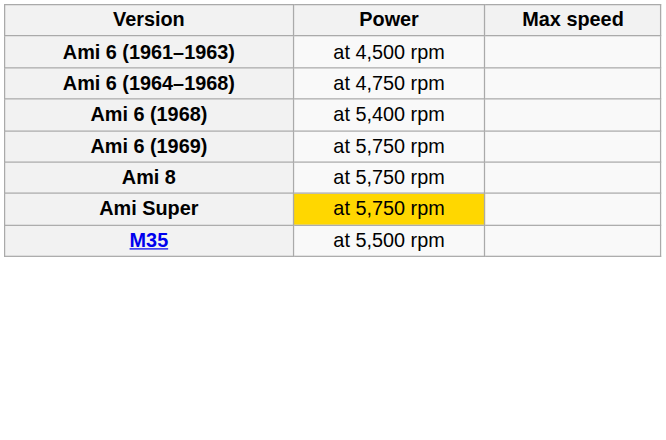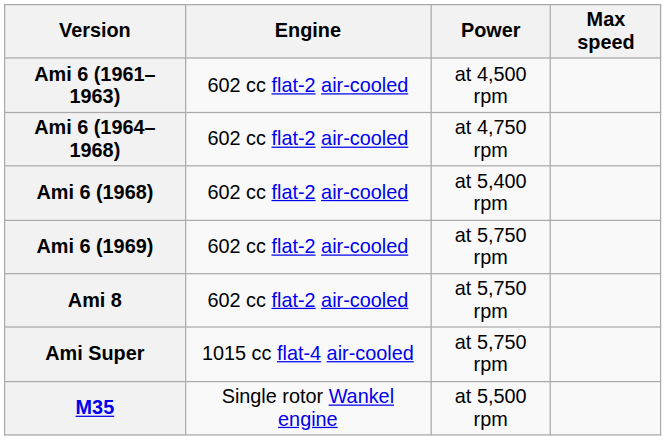+ column: (308, 31)
(389, 209) gold background -> (491, 354) no background
